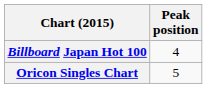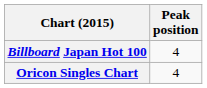(176, 72) 5 -> (176, 72) 4
